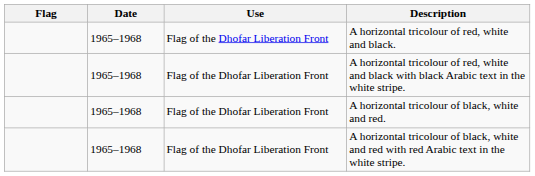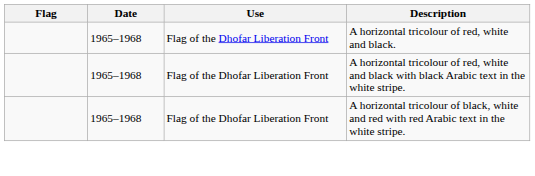- row: (434, 112)
